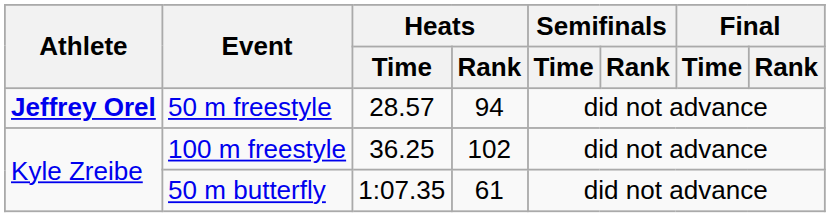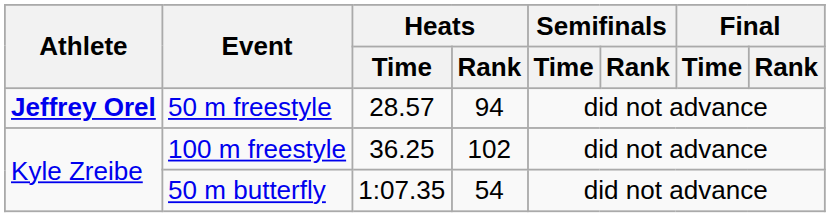(489, 191) 61 -> (489, 191) 54
